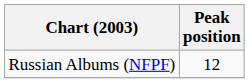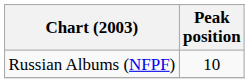(212, 63) 12 -> (212, 63) 10
